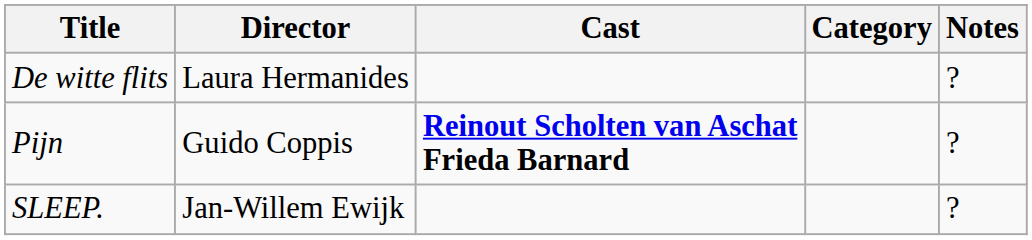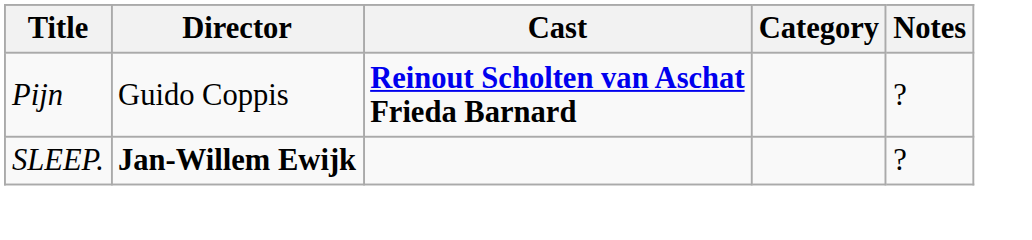- row: (90, 77)
(293, 208) normal -> (237, 160) bold
